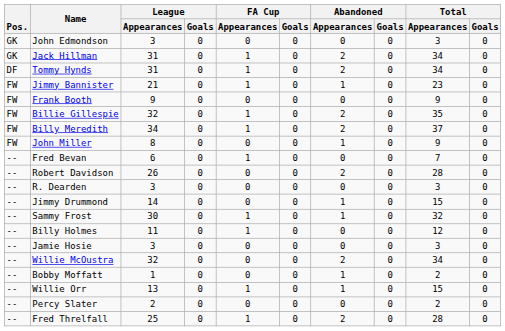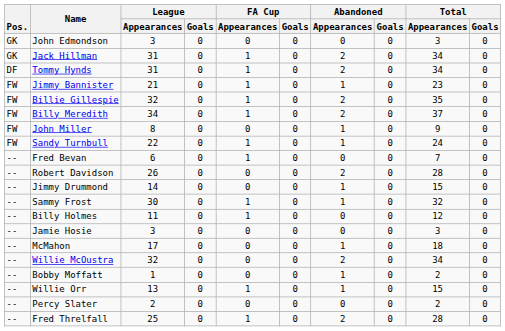- row: (62, 99)
+ row: (70, 143)
- row: (59, 187)
+ row: (51, 246)
